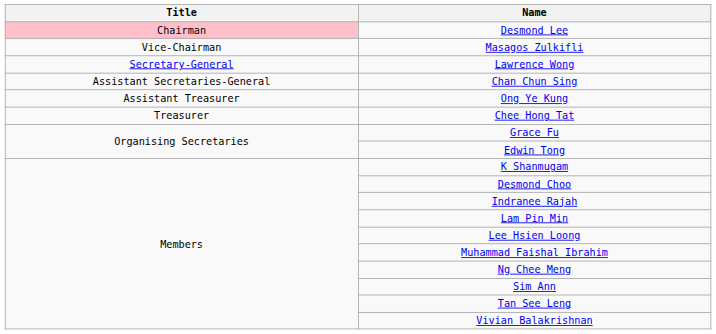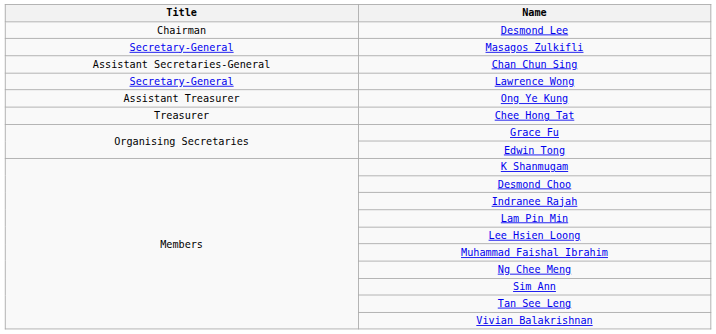(182, 30) pink background -> (182, 30) no background
(182, 47) Vice-Chairman -> (182, 47) Secretary-General
rows swapped: (534, 64) <-> (534, 81)
